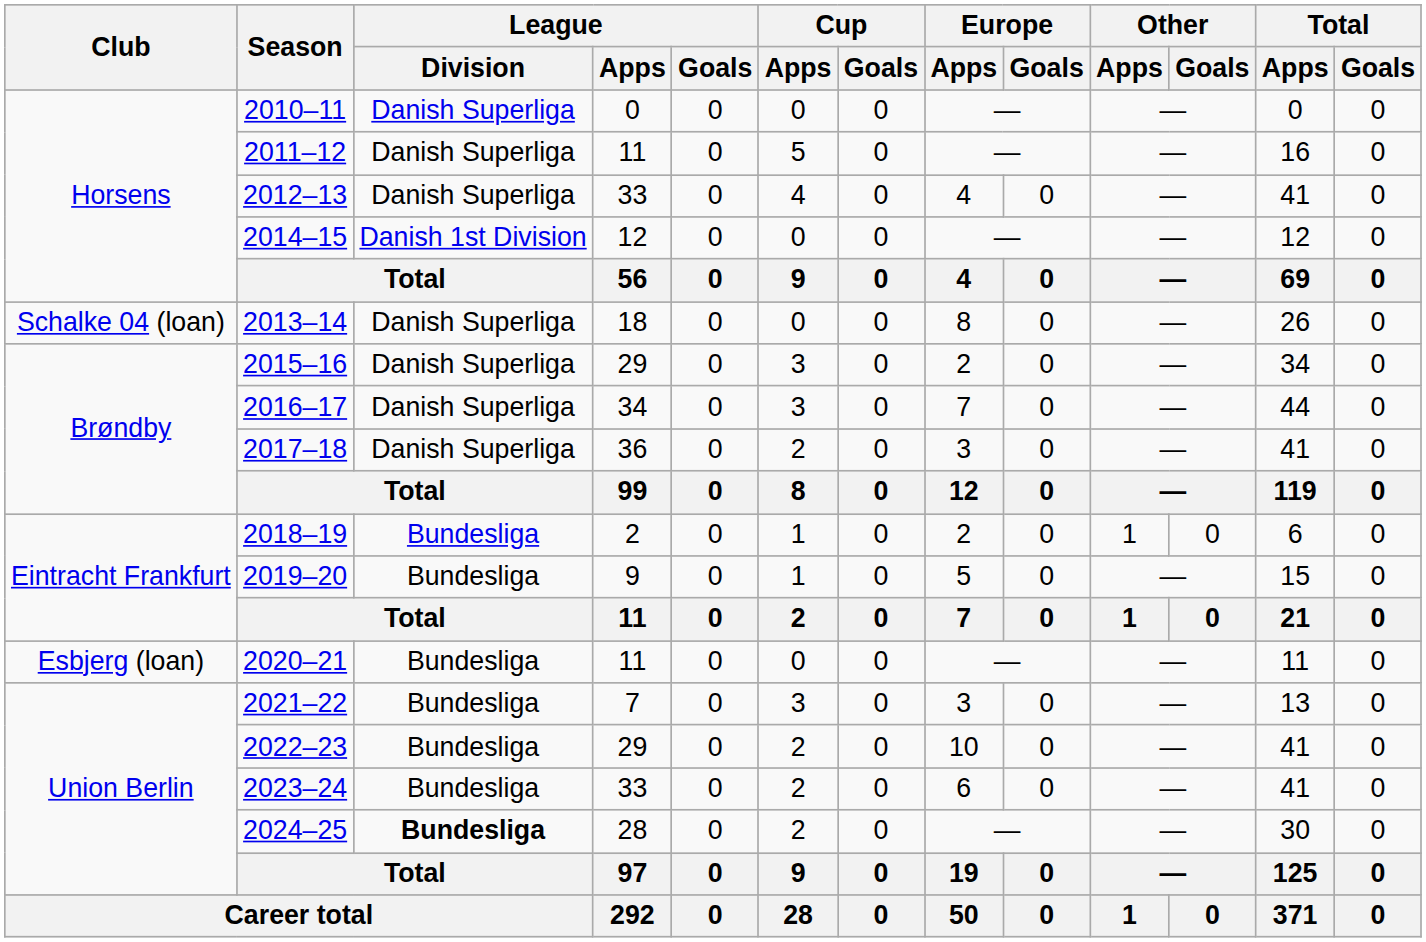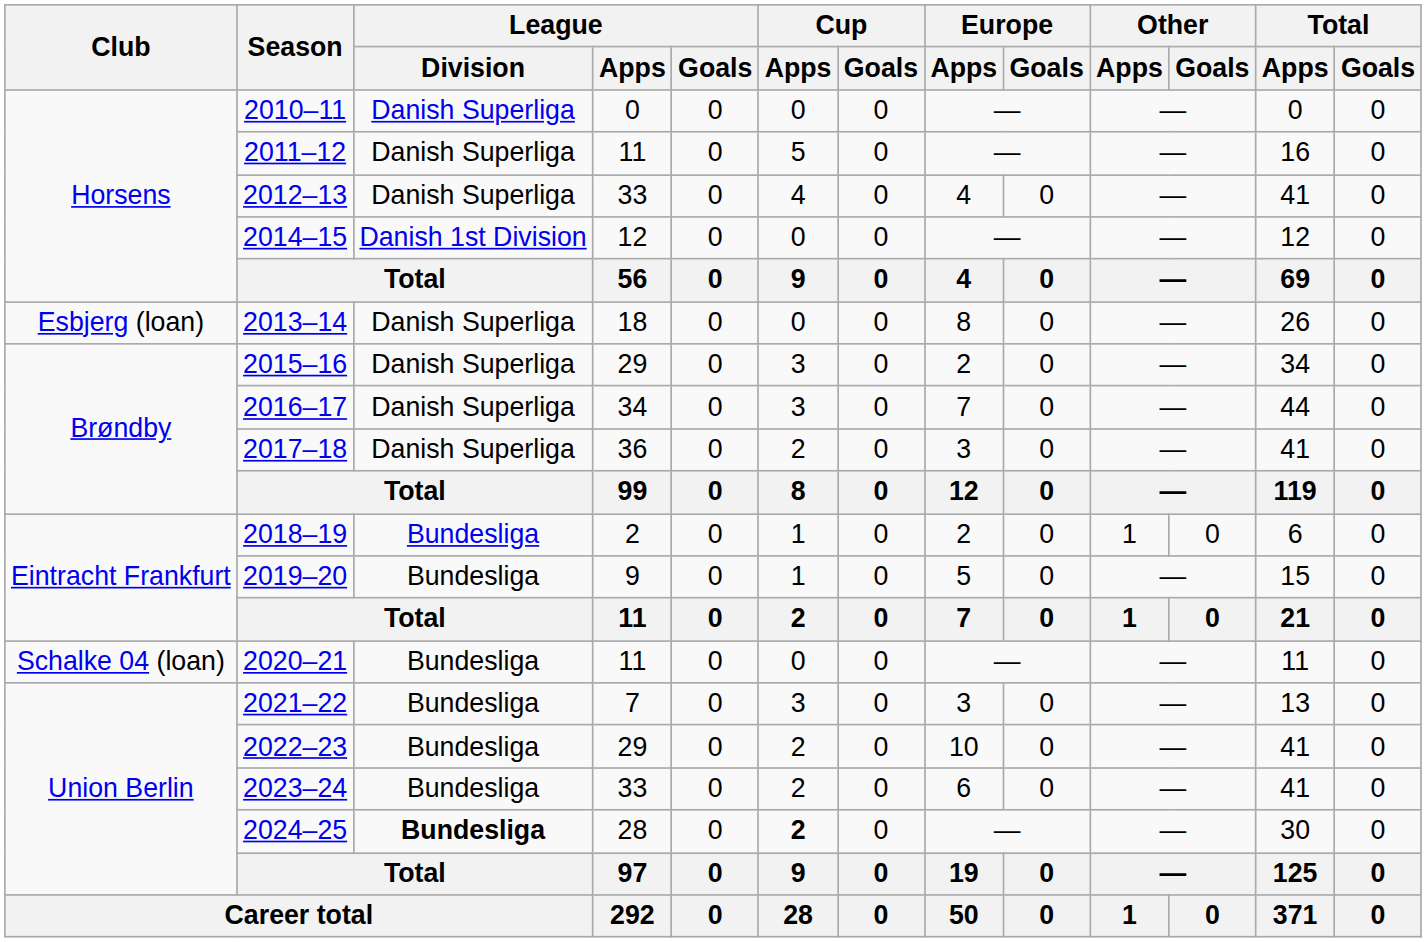(121, 322) Schalke 04 (loan) -> (121, 322) Esbjerg (loan)
(121, 661) Esbjerg (loan) -> (121, 661) Schalke 04 (loan)
(798, 830) normal -> (798, 830) bold
